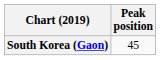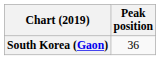(133, 45) 45 -> (133, 45) 36
